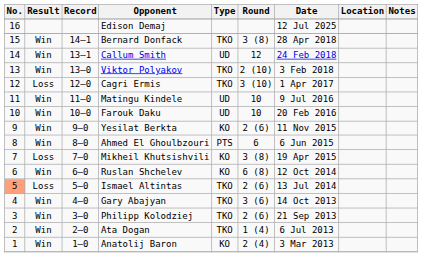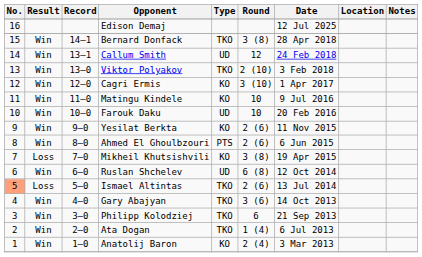(43, 85) Loss -> (43, 85) Win
(225, 85) TKO -> (225, 85) KO
(225, 99) UD -> (225, 99) KO
(256, 143) 6 -> (256, 143) 2 (6)
(225, 172) KO -> (225, 172) UD
(256, 216) 2 (6) -> (256, 216) 6
